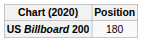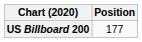(115, 29) 180 -> (115, 29) 177
